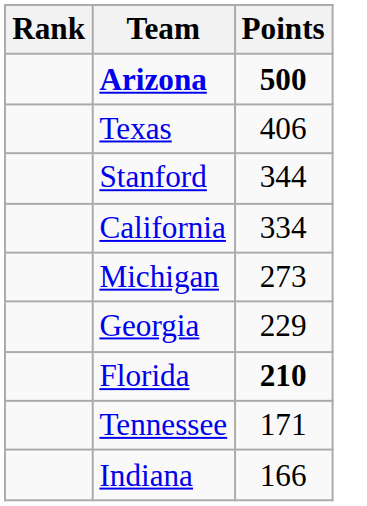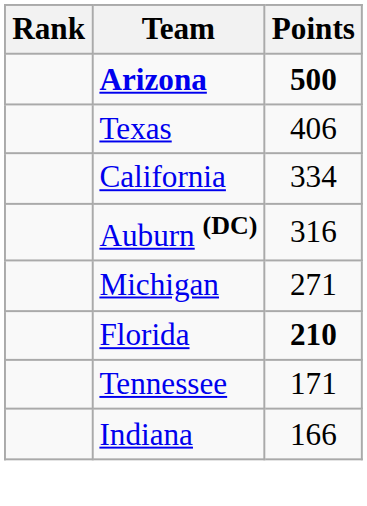- row: (153, 177)
+ row: (178, 231)
(283, 276) 273 -> (313, 285) 271
- row: (149, 326)
